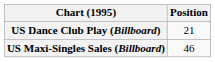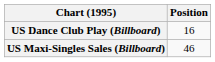(189, 30) 21 -> (189, 30) 16
